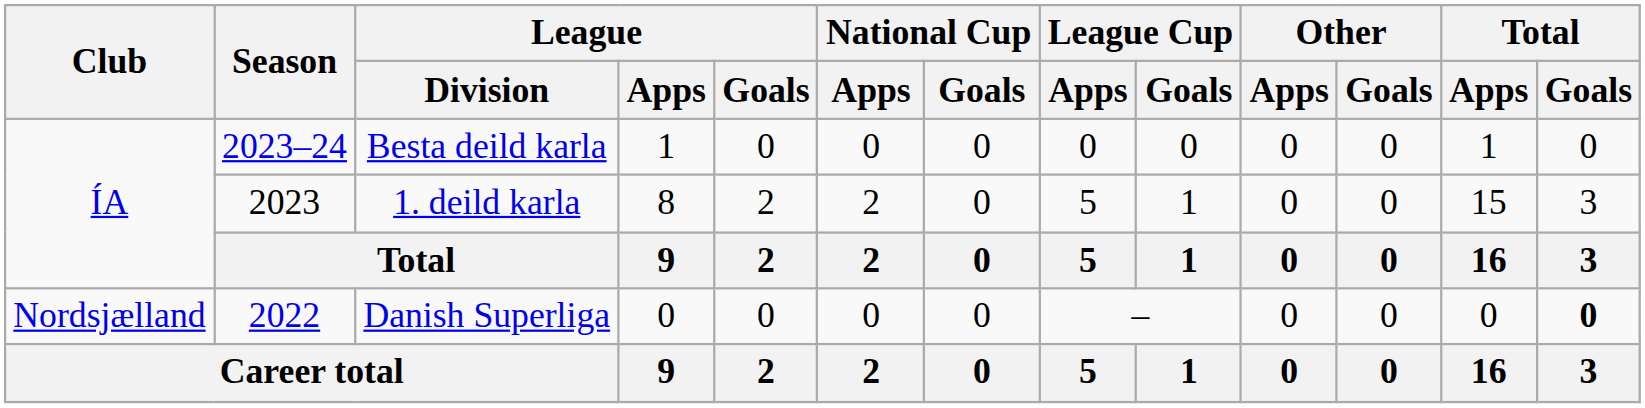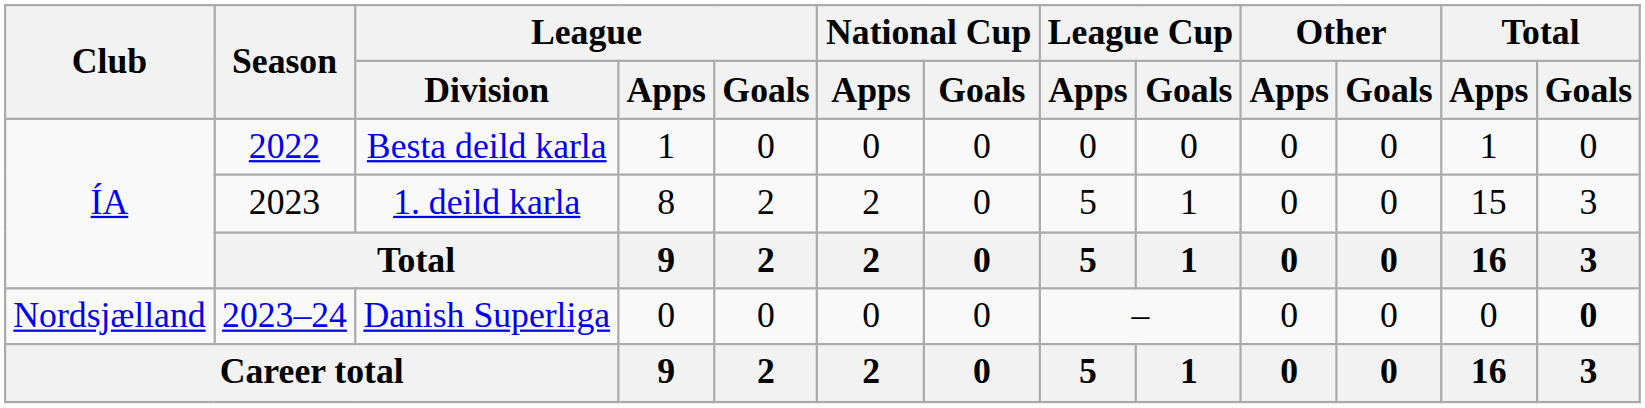(284, 145) 2023–24 -> (284, 145) 2022
(284, 315) 2022 -> (284, 315) 2023–24
